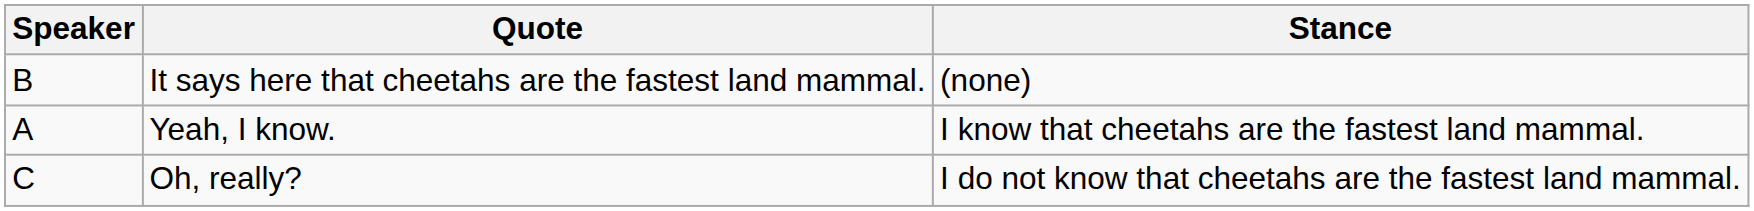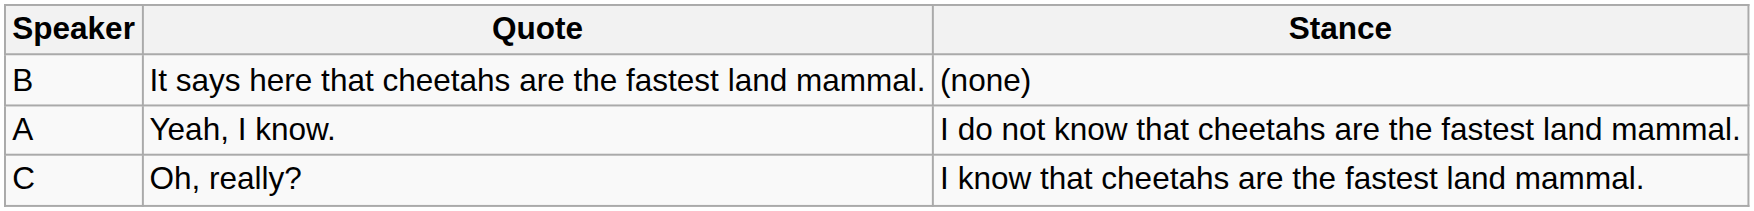(1292, 129) I know that cheetahs are the fastest land mammal. -> (1340, 129) I do not know that cheetahs are the fastest land mammal.
(1340, 179) I do not know that cheetahs are the fastest land mammal. -> (1292, 179) I know that cheetahs are the fastest land mammal.
